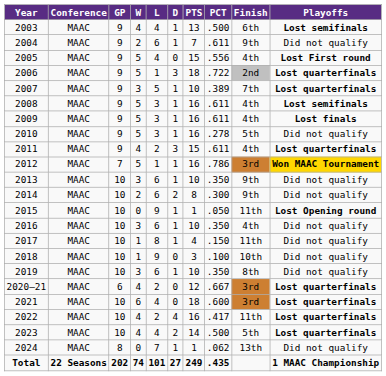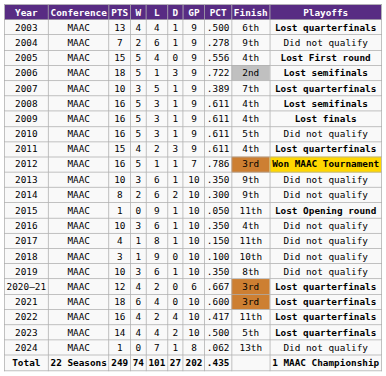columns swapped: (120, 12) <-> (194, 12)
(326, 27) Lost semifinals -> (326, 27) Lost quarterfinals
(218, 42) .611 -> (218, 42) .278
(326, 73) Lost quarterfinals -> (326, 73) Lost semifinals
(218, 134) .278 -> (218, 134) .611
